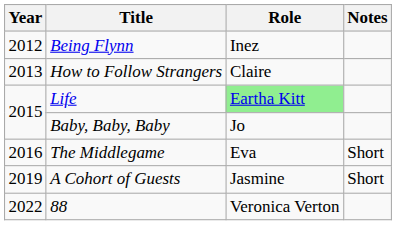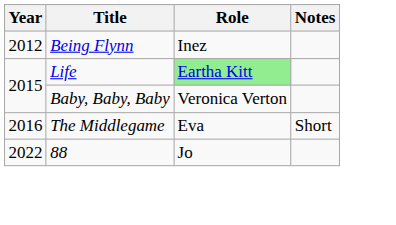- row: (136, 71)
(238, 125) Jo -> (232, 98) Veronica Verton
- row: (115, 179)
(285, 206) Veronica Verton -> (185, 152) Jo
